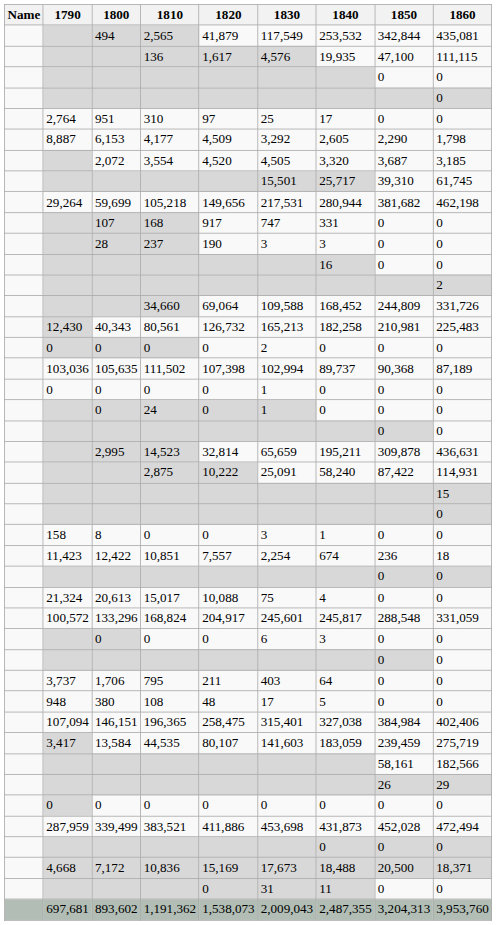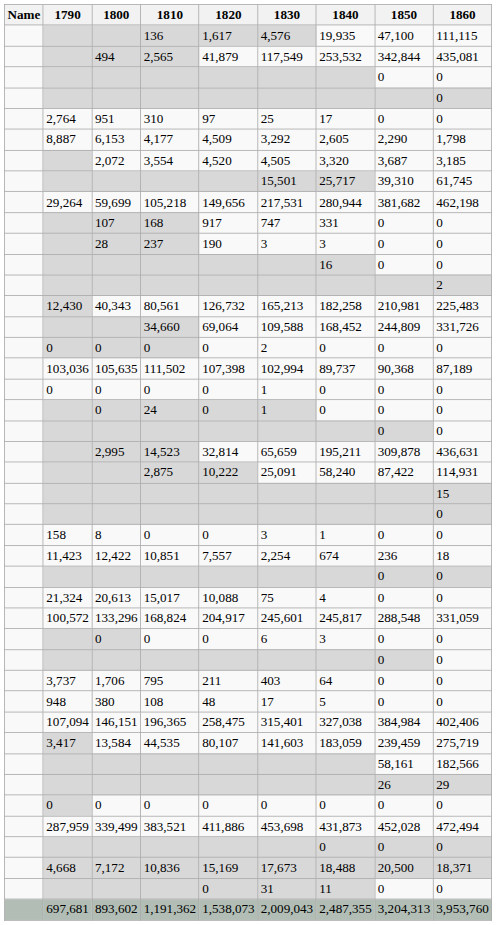rows swapped: (68, 36) <-> (68, 56)
rows swapped: (64, 327) <-> (68, 306)
